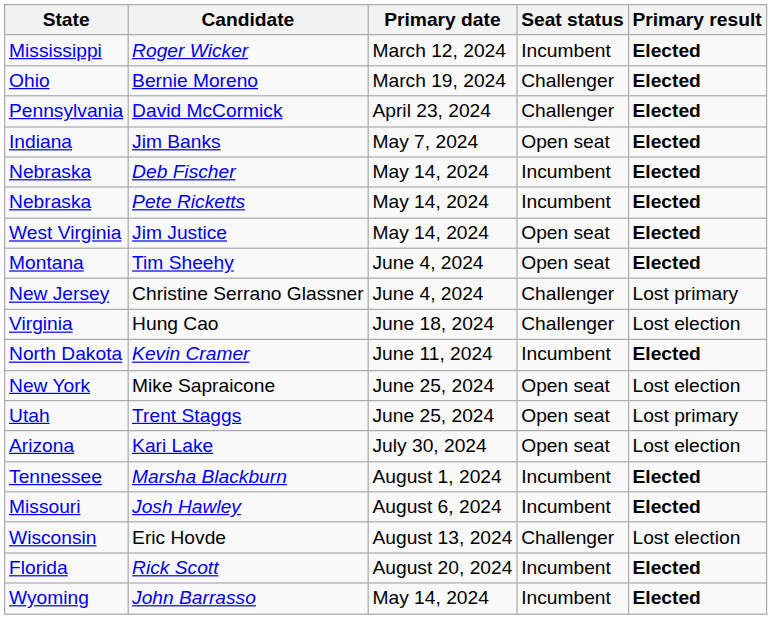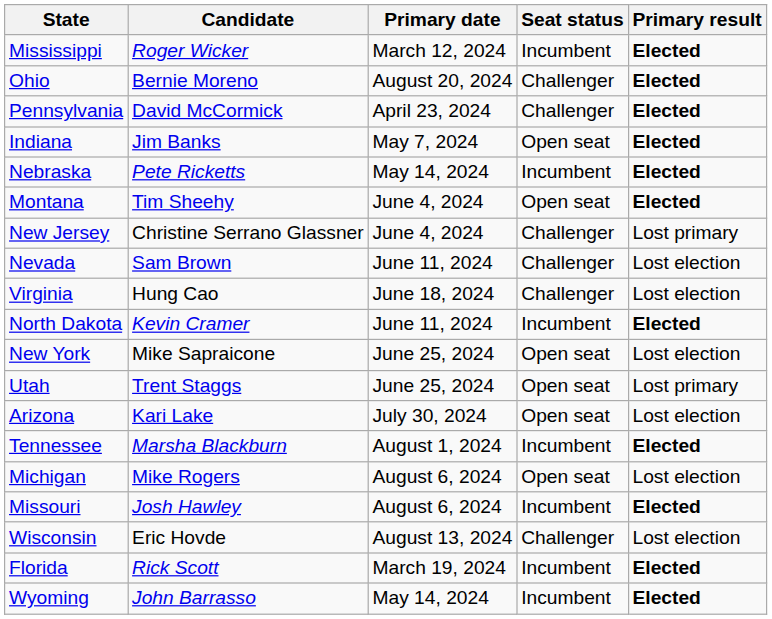(439, 80) March 19, 2024 -> (442, 80) August 20, 2024
- row: (184, 171)
- row: (180, 232)
+ row: (182, 263)
+ row: (186, 476)
(442, 567) August 20, 2024 -> (439, 567) March 19, 2024
